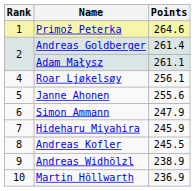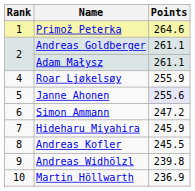(169, 46) 261.4 -> (169, 46) 261.1
(169, 79) 256.1 -> (169, 79) 255.9
(169, 95) no background -> (169, 95) lavender background
(169, 112) 247.9 -> (169, 112) 247.2
(169, 161) 238.9 -> (169, 161) 239.8
